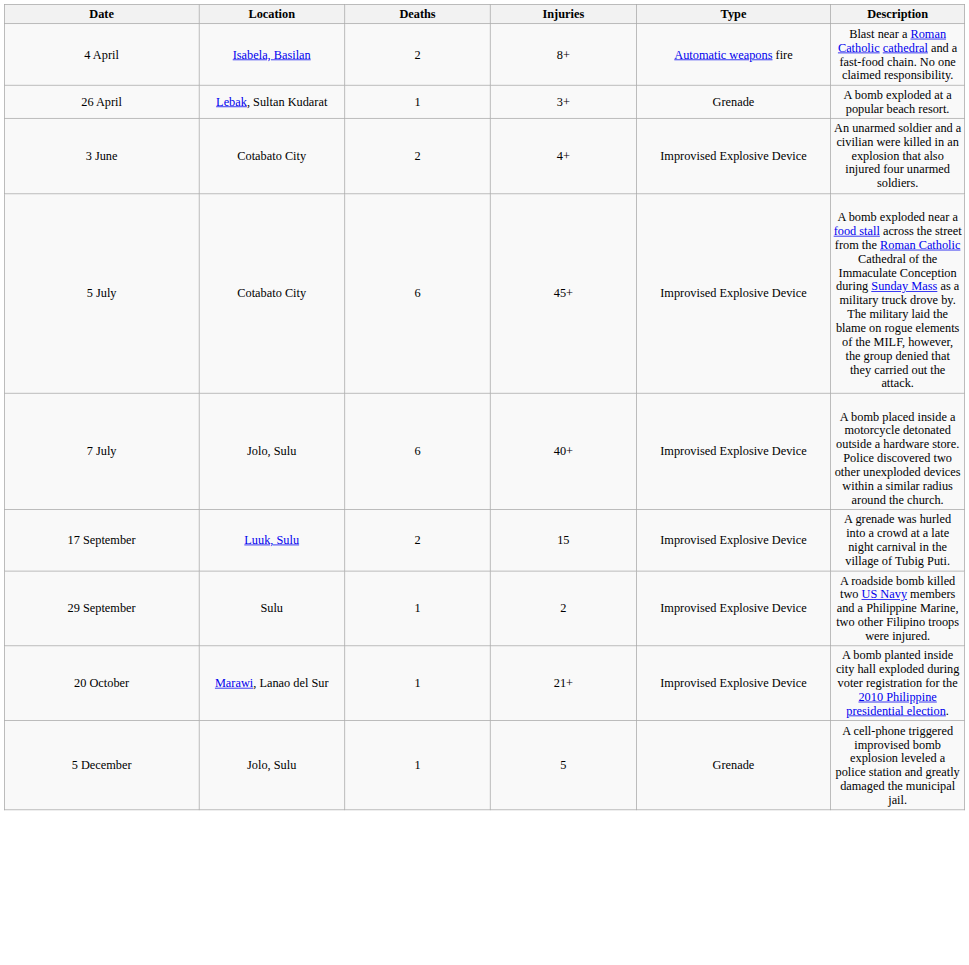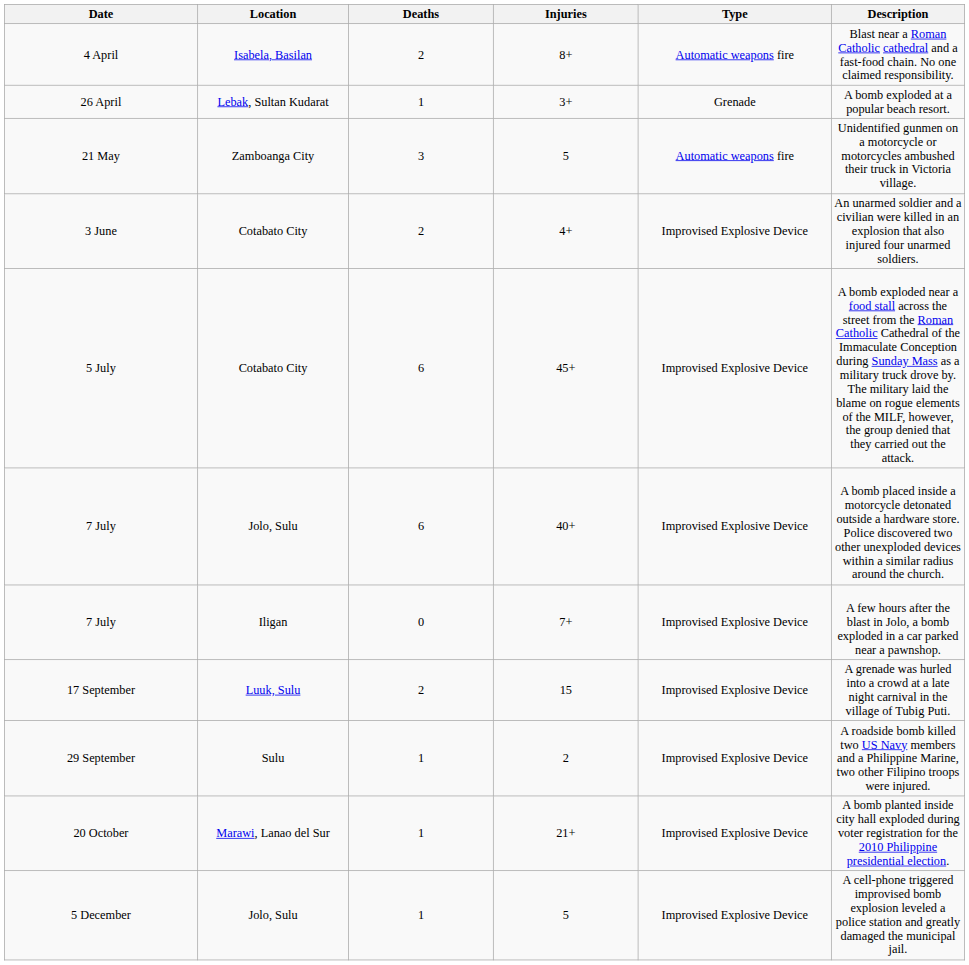+ row: (101, 156)
+ row: (101, 622)
(733, 765) Grenade -> (735, 915) Improvised Explosive Device
